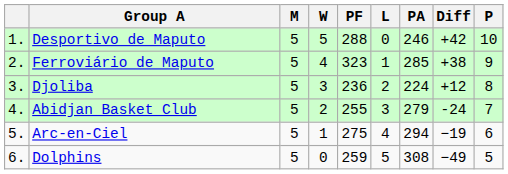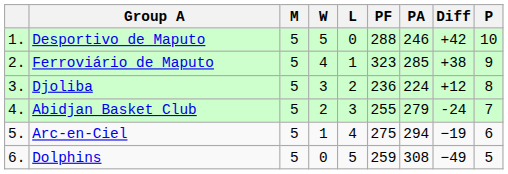columns swapped: (385, 16) <-> (354, 16)
